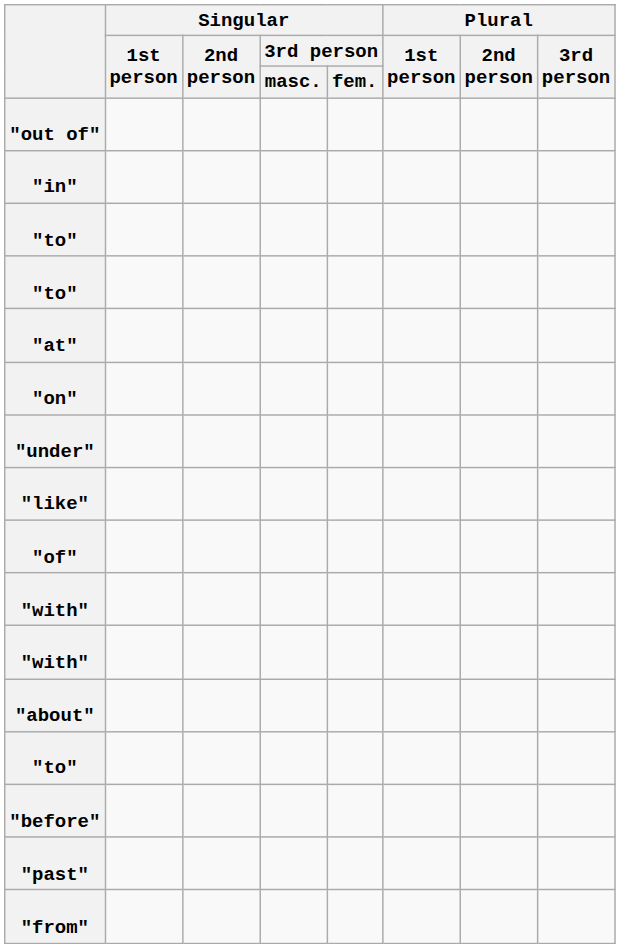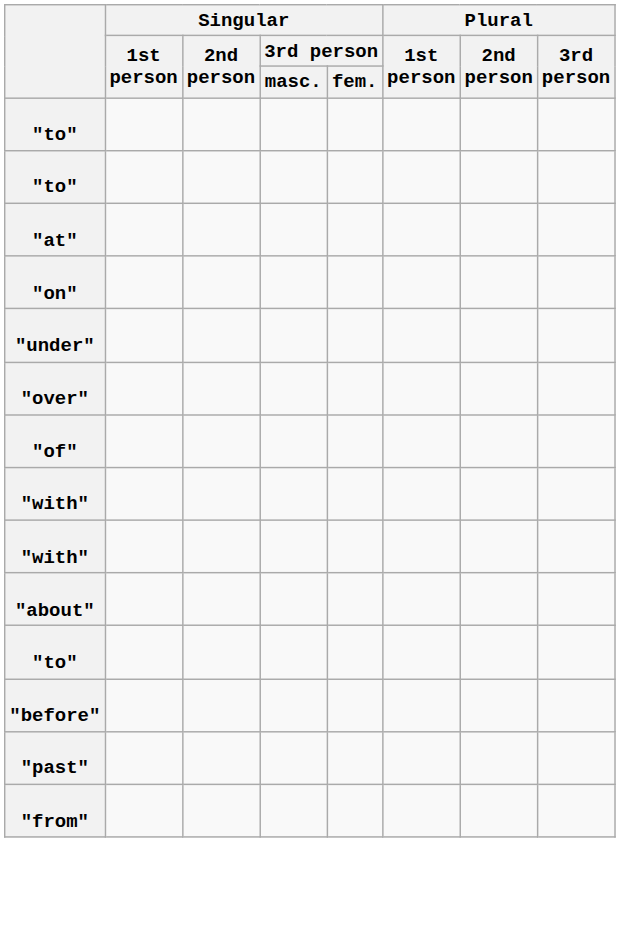- row: (55, 135)
- row: (55, 188)
- row: (55, 505)
+ row: (55, 399)
